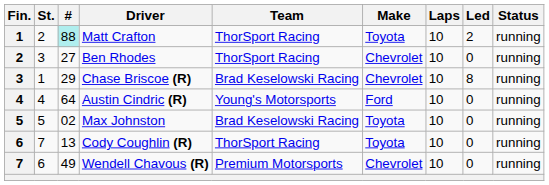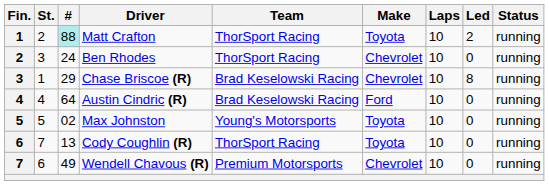(68, 58) 27 -> (68, 58) 24
(275, 100) Young's Motorsports -> (287, 100) Brad Keselowski Racing
(287, 121) Brad Keselowski Racing -> (275, 121) Young's Motorsports
